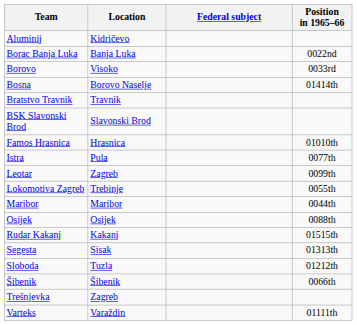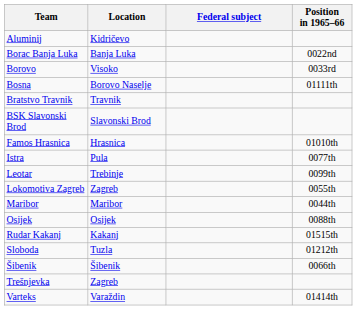(322, 85) 01414th -> (322, 85) 01111th
(104, 173) Zagreb -> (107, 173) Trebinje
(107, 188) Trebinje -> (104, 188) Zagreb
- row: (21, 250)
(322, 312) 01111th -> (322, 297) 01414th
